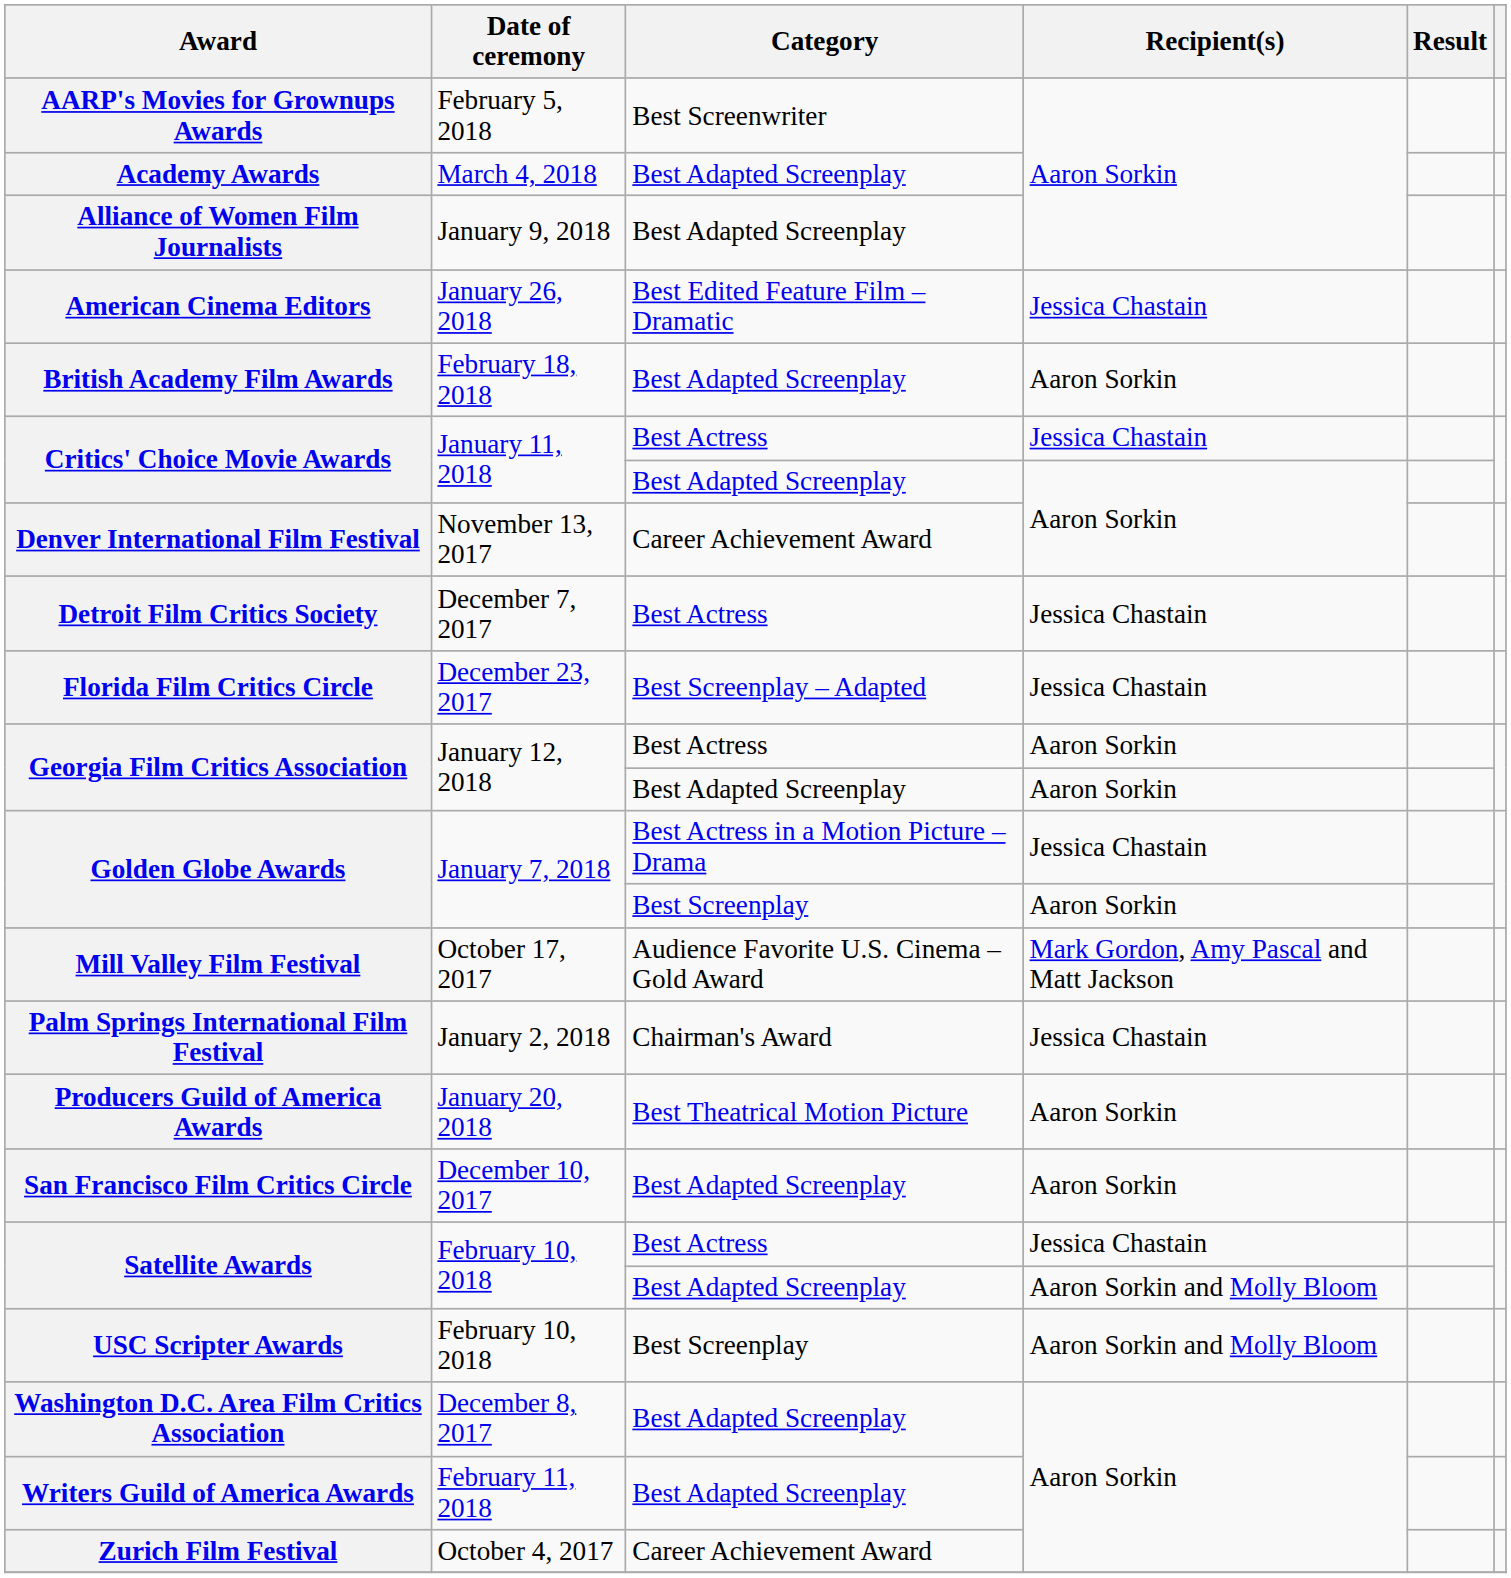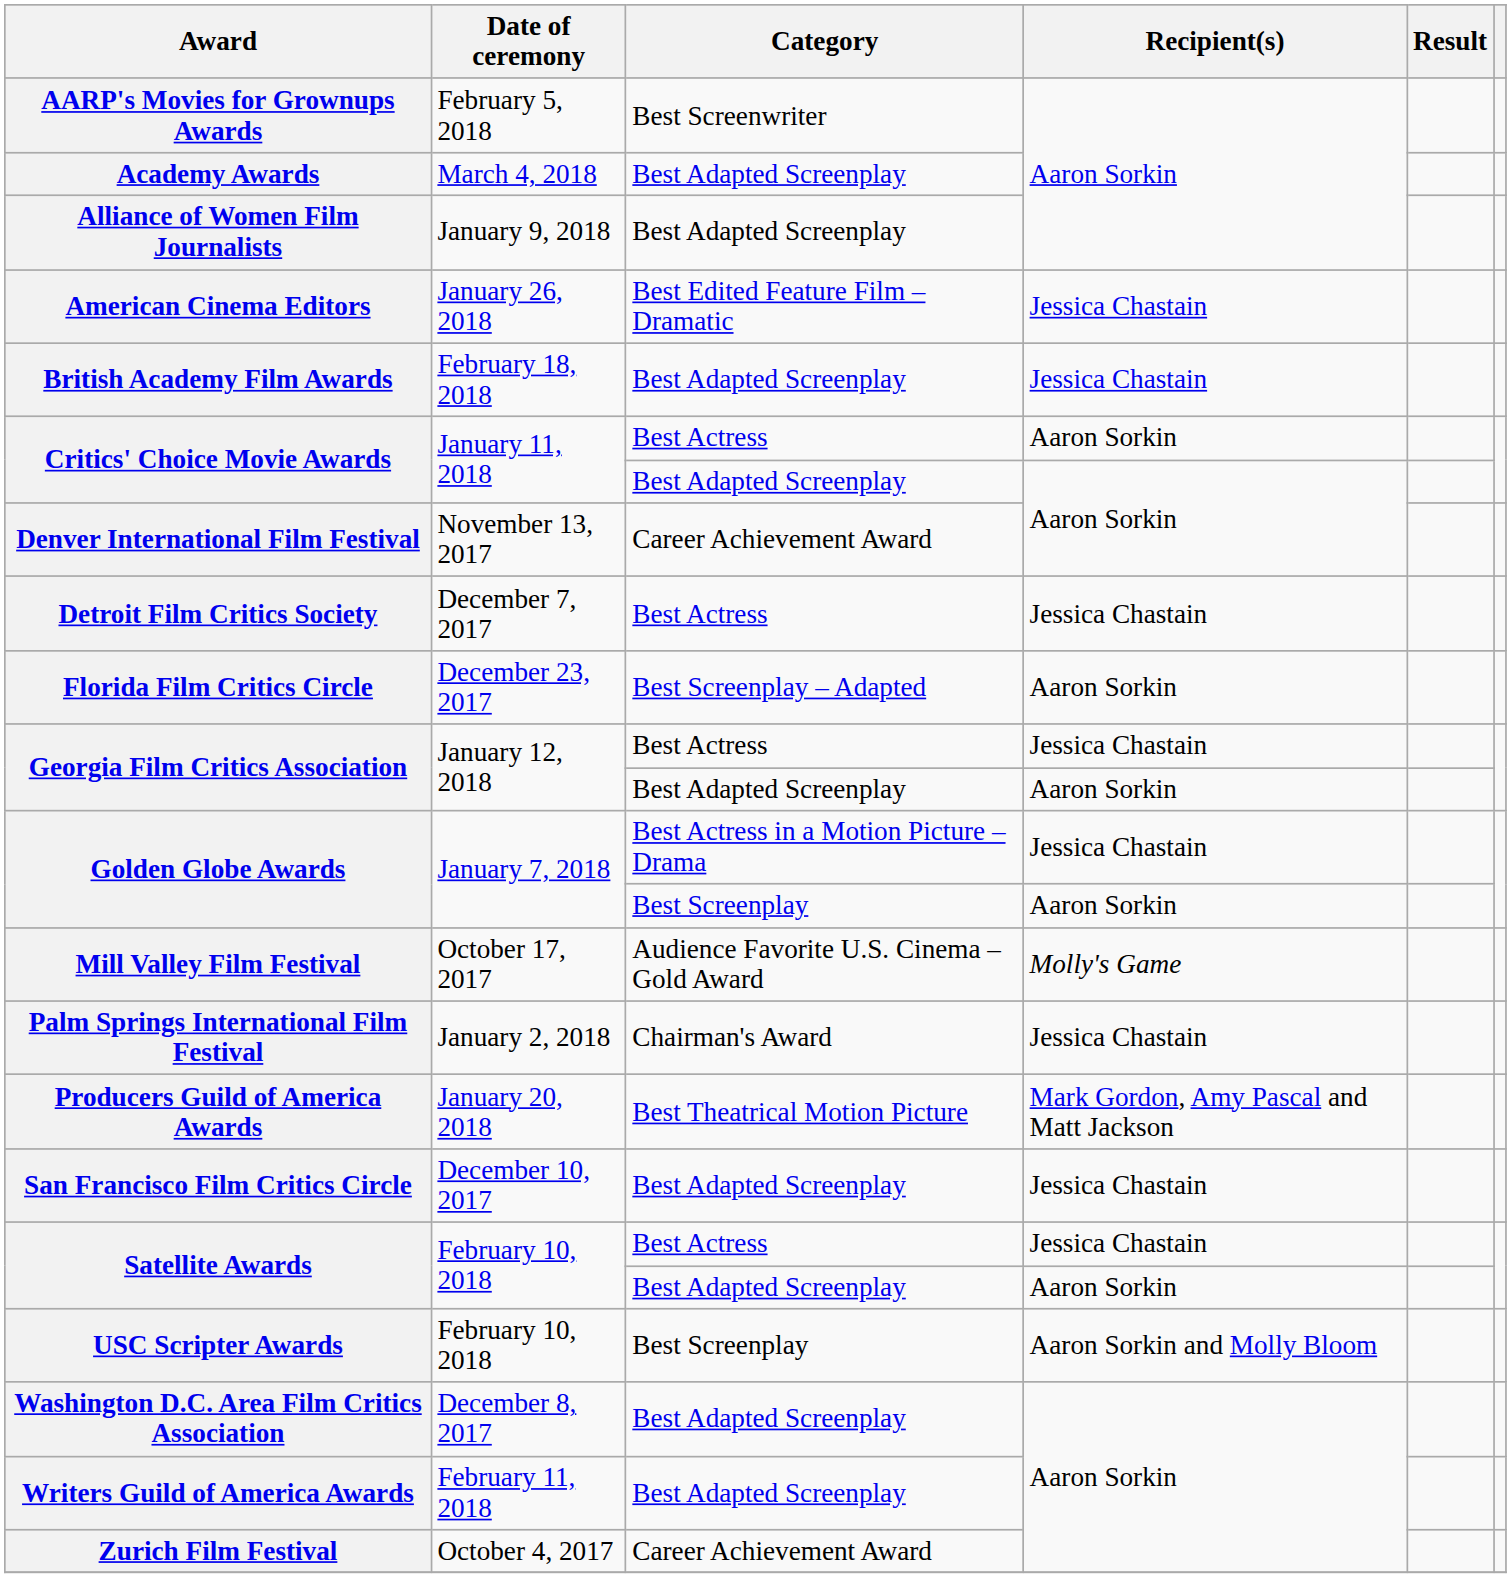(1103, 379) Aaron Sorkin -> (1118, 379) Jessica Chastain
(1118, 437) Jessica Chastain -> (1103, 437) Aaron Sorkin
(1118, 686) Jessica Chastain -> (1103, 686) Aaron Sorkin
(1103, 745) Aaron Sorkin -> (1118, 745) Jessica Chastain
(1198, 963) Mark Gordon, Amy Pascal and Matt Jackson -> (1105, 963) Molly's Game
(1103, 1111) Aaron Sorkin -> (1198, 1111) Mark Gordon, Amy Pascal and Matt Jackson
(1103, 1185) Aaron Sorkin -> (1118, 1185) Jessica Chastain
(1203, 1286) Aaron Sorkin and Molly Bloom -> (1103, 1286) Aaron Sorkin
